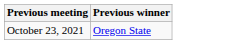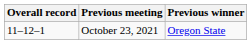+ column: (42, 13)
